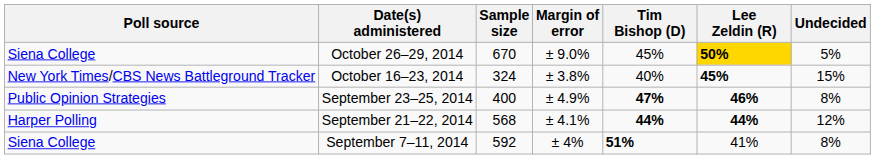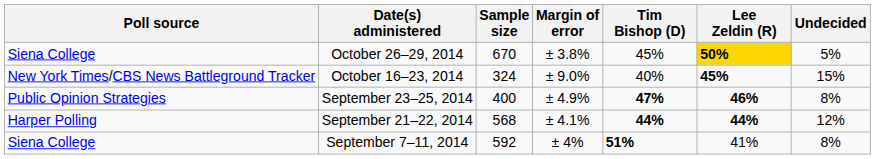(568, 53) ± 9.0% -> (568, 53) ± 3.8%
(568, 76) ± 3.8% -> (568, 76) ± 9.0%
